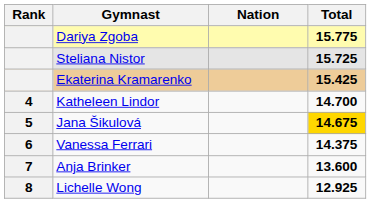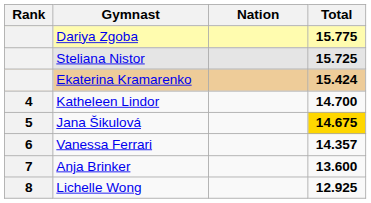(337, 79) 15.425 -> (337, 79) 15.424
(337, 144) 14.375 -> (337, 144) 14.357
